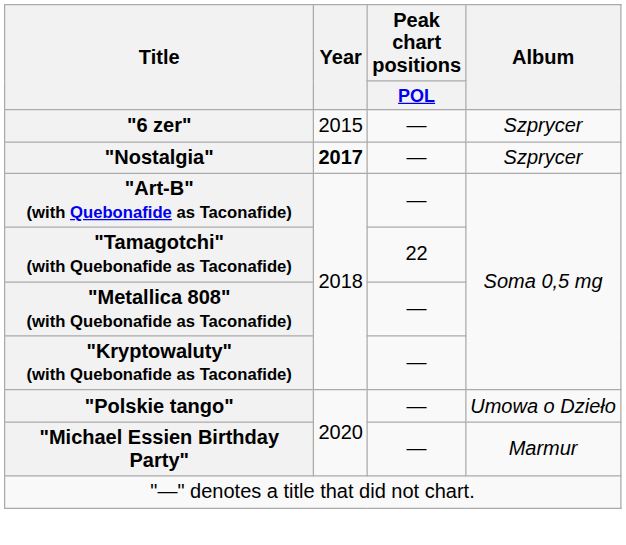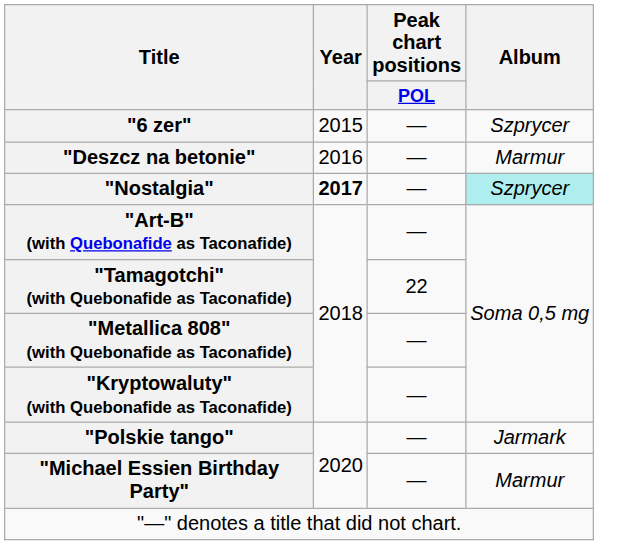+ row: (159, 157)
(543, 157) no background -> (530, 188) paleturquoise background
(543, 405) Umowa o Dzieło -> (530, 437) Jarmark
